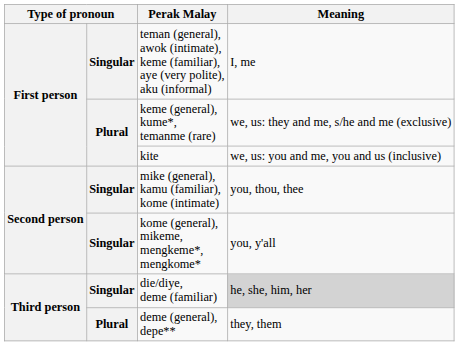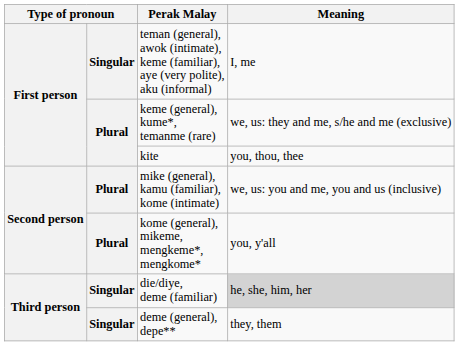(336, 156) we, us: you and me, you and us (inclusive) -> (267, 156) you, thou, thee
(112, 189) Singular -> (112, 189) Plural
(267, 189) you, thou, thee -> (336, 189) we, us: you and me, you and us (inclusive)
(112, 243) Singular -> (112, 243) Plural
(112, 324) Plural -> (112, 324) Singular
